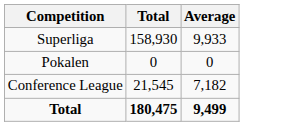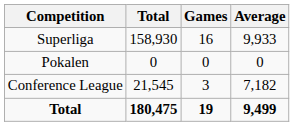+ column: (206, 16)
